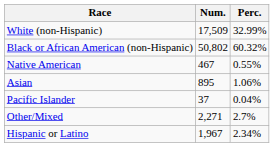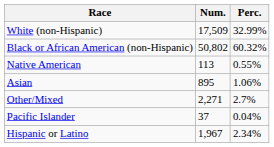(206, 64) 467 -> (206, 64) 113
rows swapped: (41, 99) <-> (35, 116)
